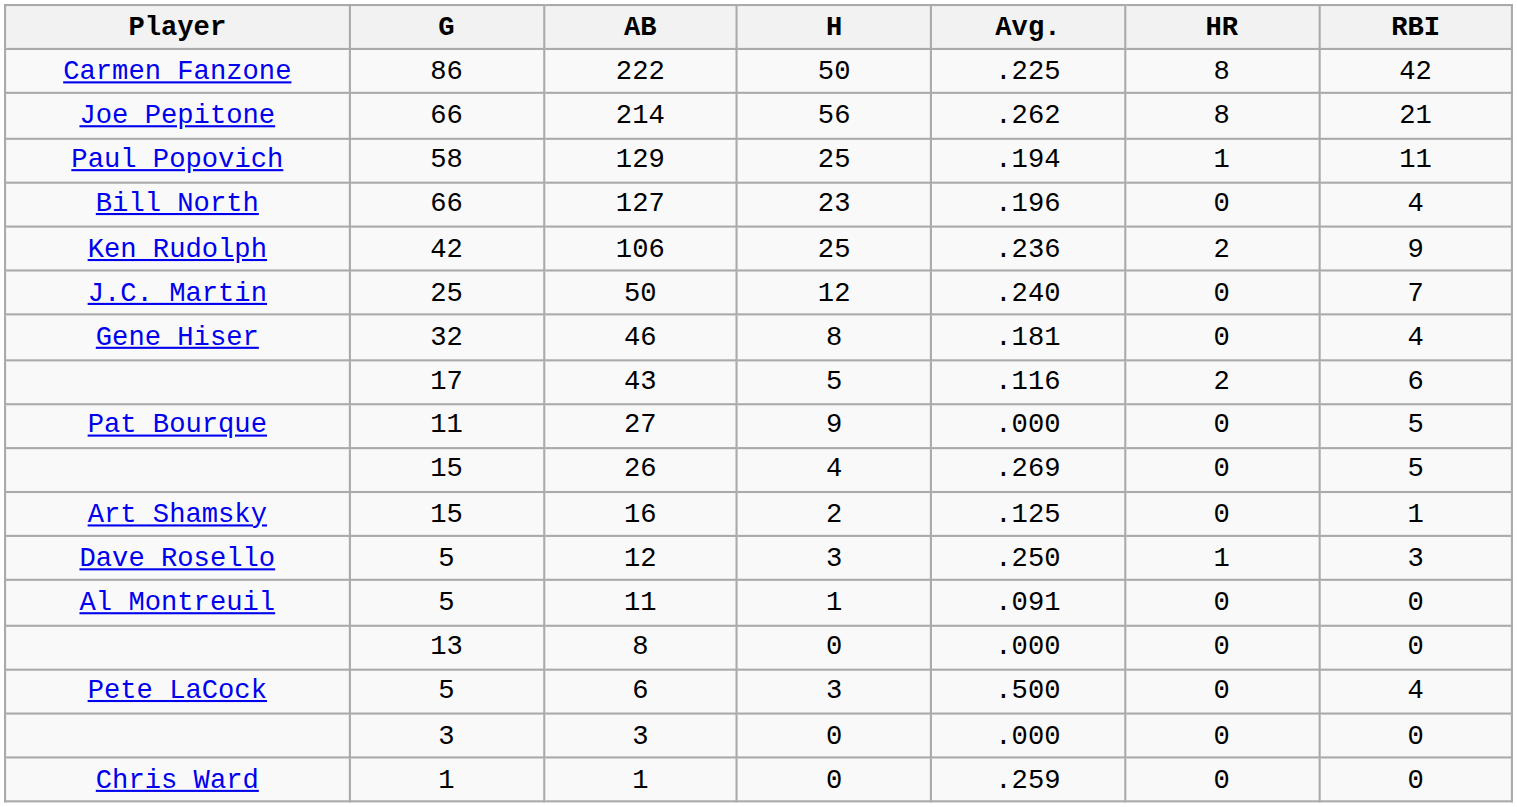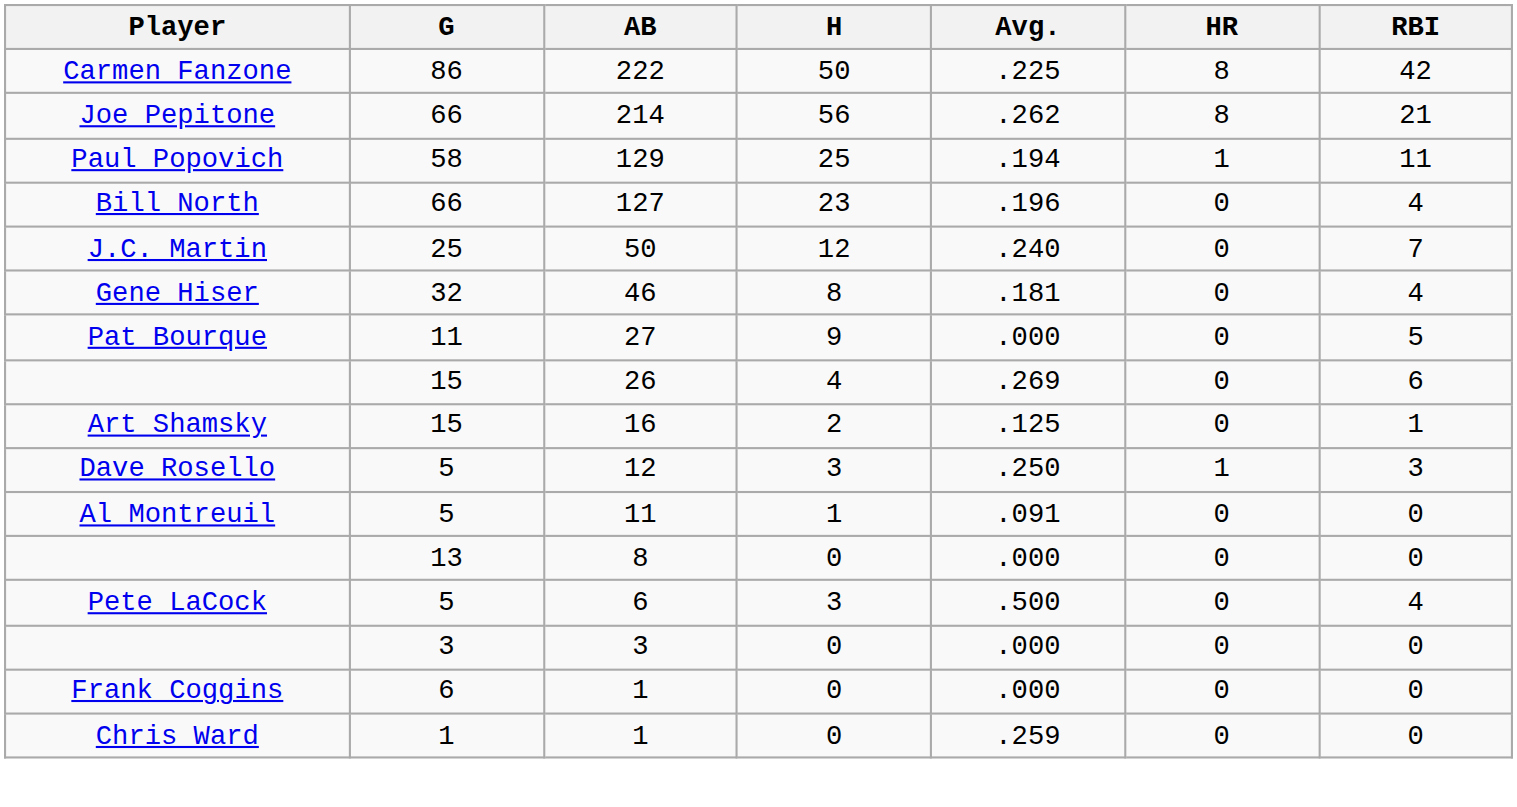- row: (177, 249)
- row: (177, 381)
(1416, 470) 5 -> (1416, 381) 6
+ row: (177, 691)
